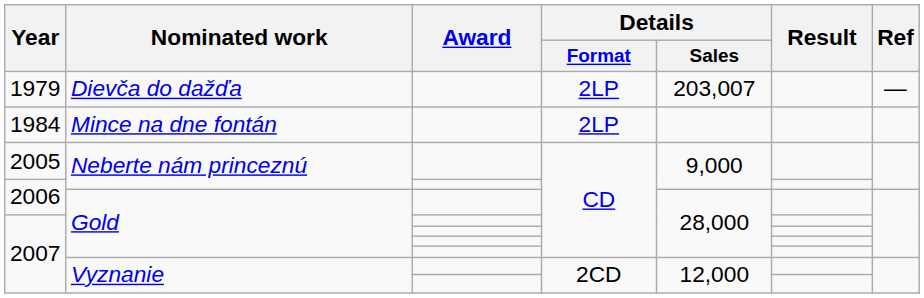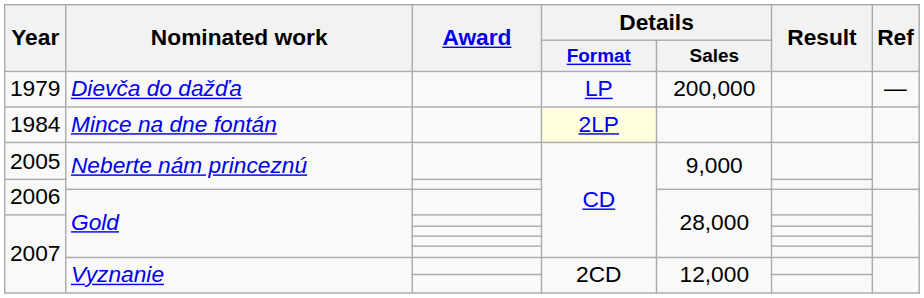(599, 88) 2LP -> (599, 88) LP
(714, 88) 203,007 -> (714, 88) 200,000
(599, 124) no background -> (599, 124) lightyellow background
